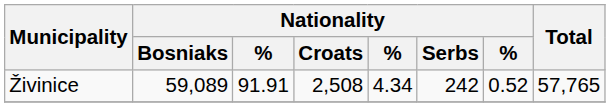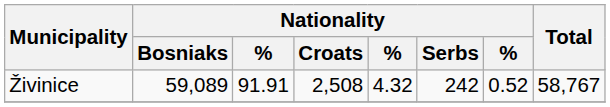(393, 85) 4.34 -> (393, 85) 4.32
(569, 85) 57,765 -> (569, 85) 58,767
